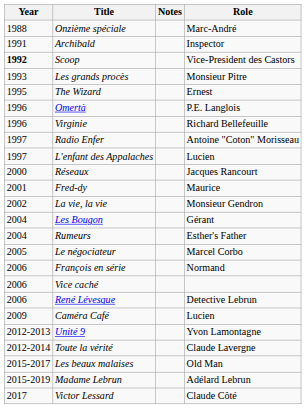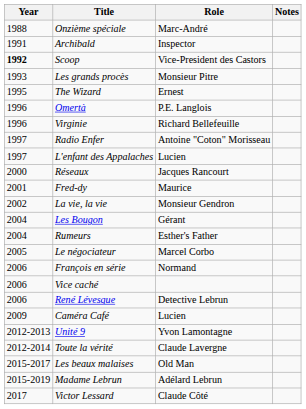columns swapped: (243, 12) <-> (170, 12)
